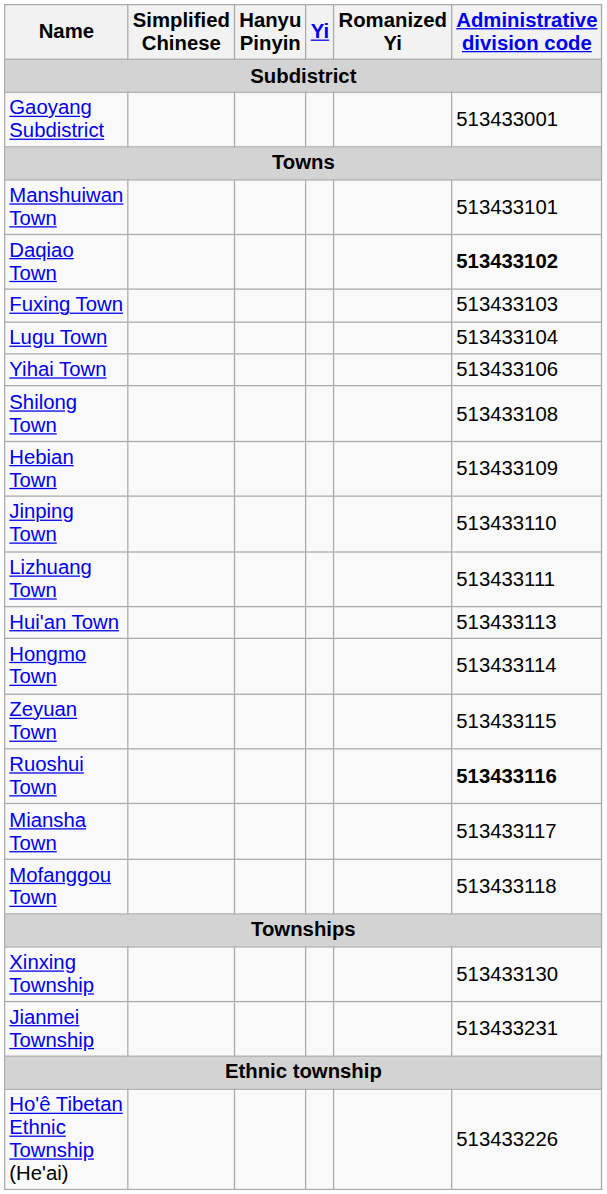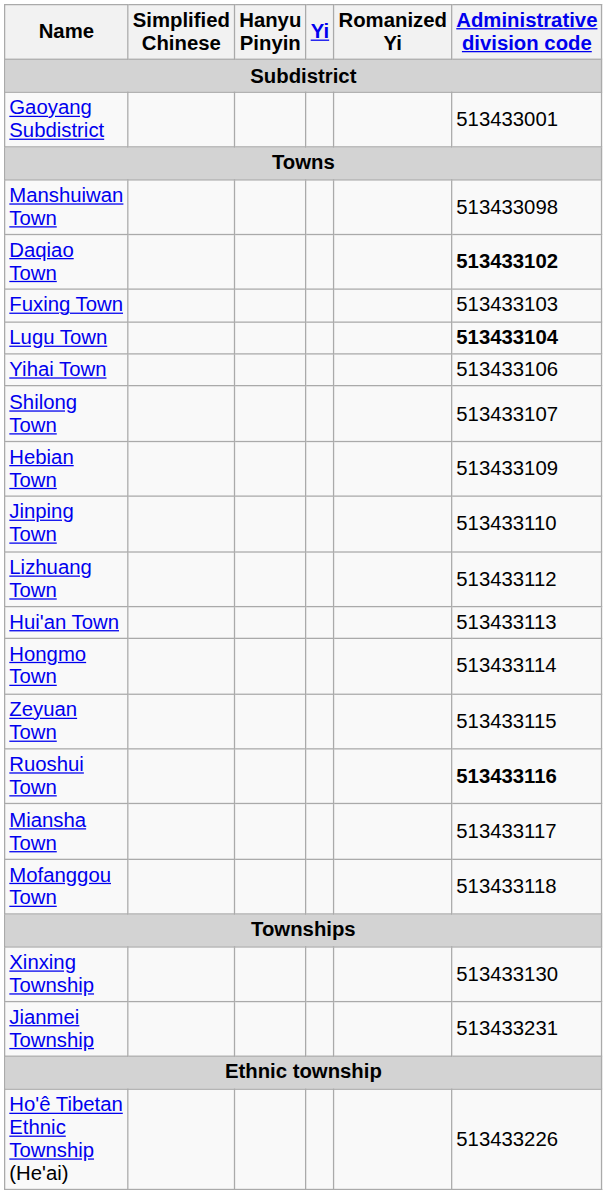(507, 206) 513433101 -> (507, 206) 513433098
(507, 337) normal -> (507, 337) bold
(507, 413) 513433108 -> (507, 413) 513433107
(506, 578) 513433111 -> (506, 578) 513433112
